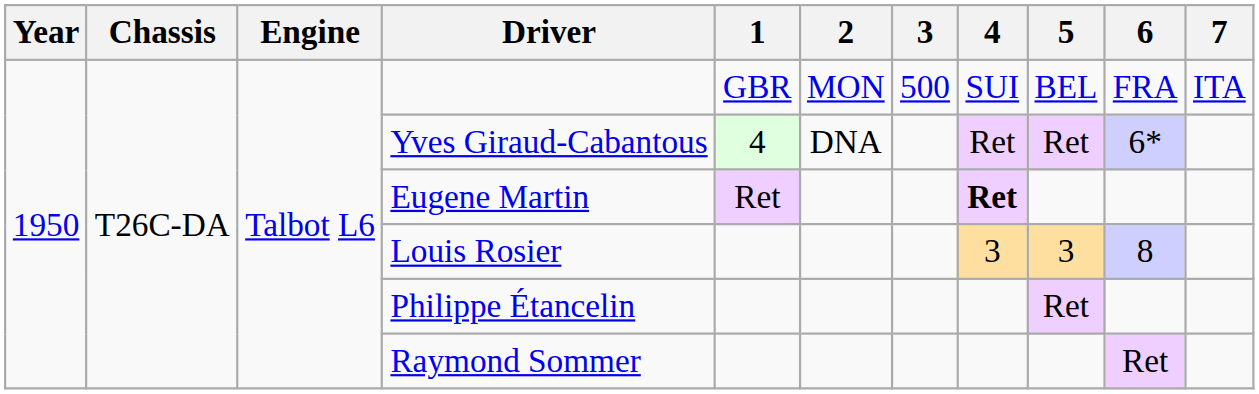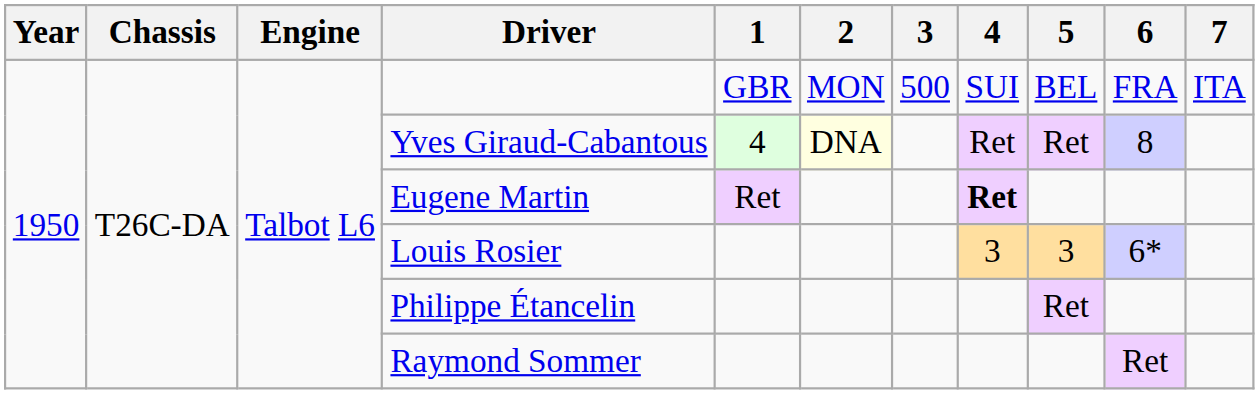(846, 141) no background -> (846, 141) lightyellow background
(1145, 141) 6* -> (1145, 141) 8
(1145, 251) 8 -> (1145, 251) 6*
